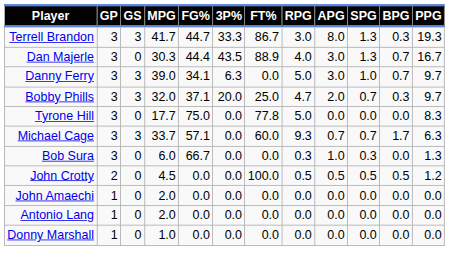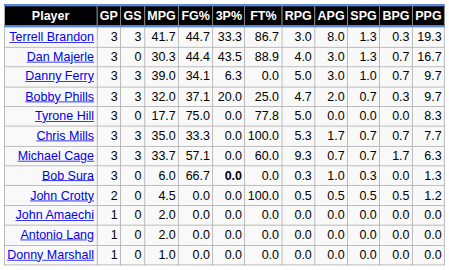+ row: (65, 136)
(233, 156) normal -> (233, 175) bold
